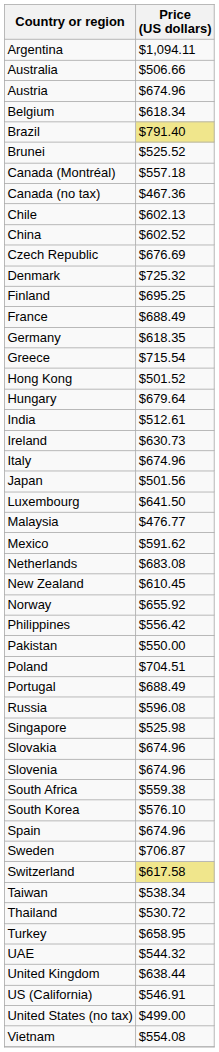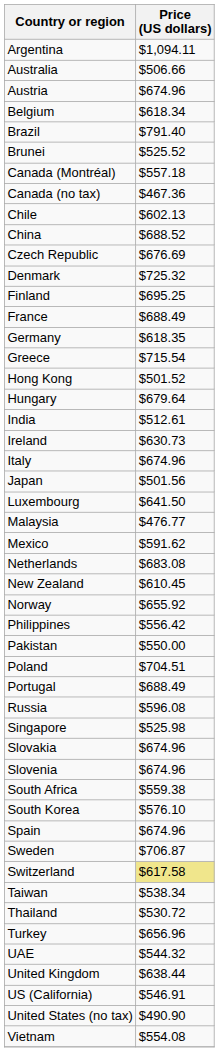(162, 132) khaki background -> (162, 132) no background
(162, 234) $602.52 -> (162, 234) $688.52
(162, 933) $658.95 -> (162, 933) $656.96
(162, 1015) $499.00 -> (162, 1015) $490.90
